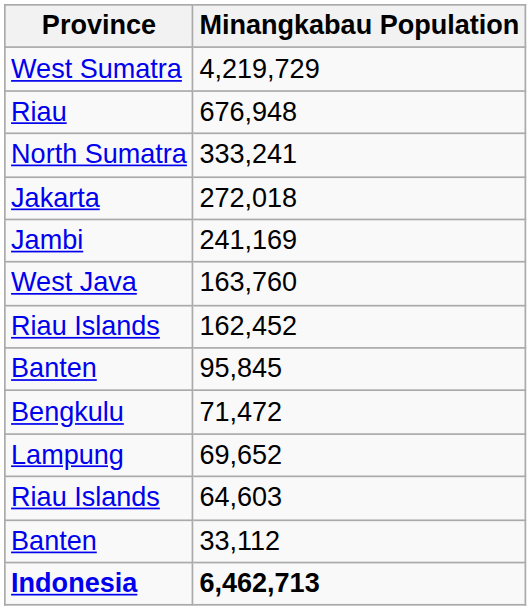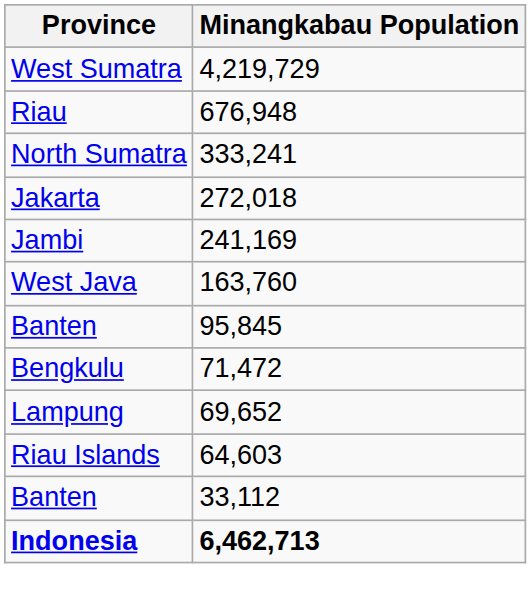- row: (248, 326)
